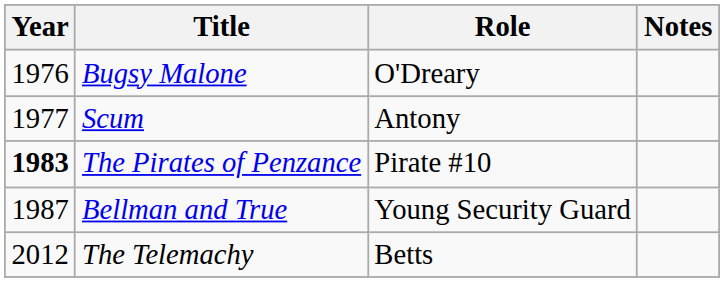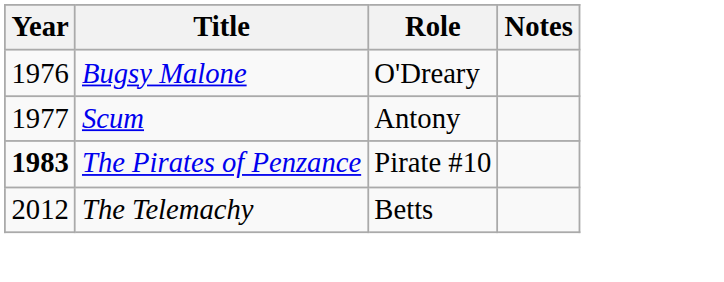- row: (185, 208)
